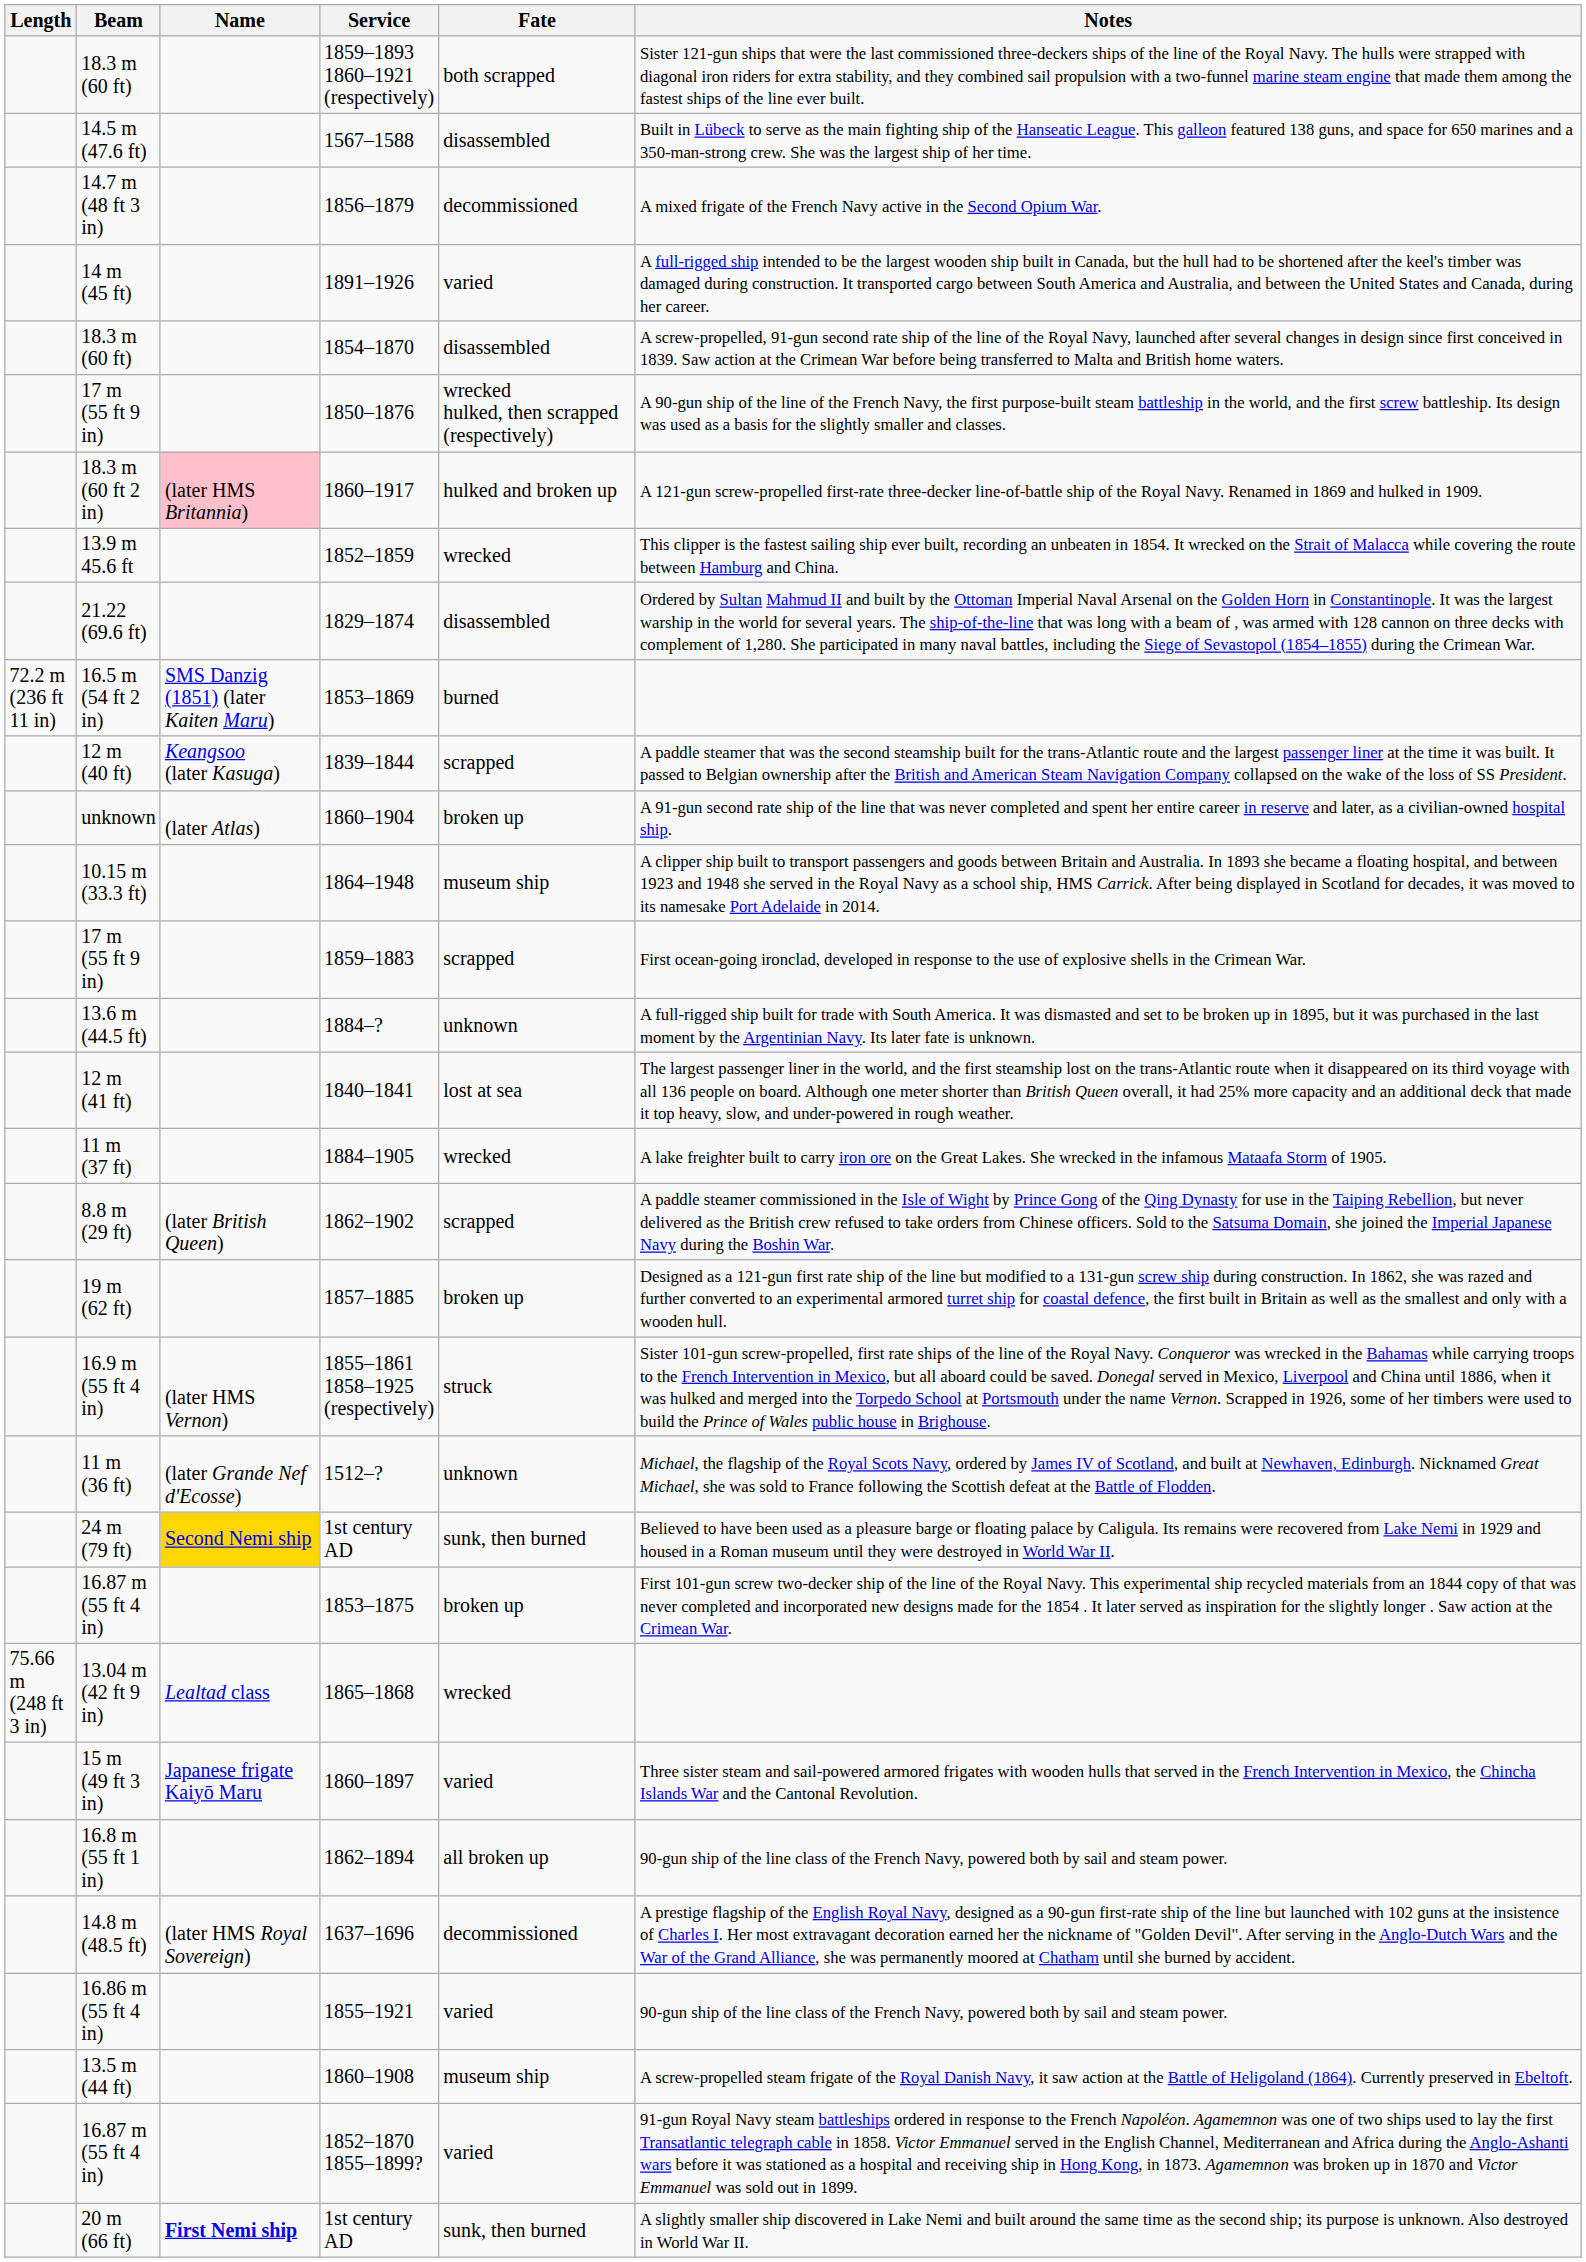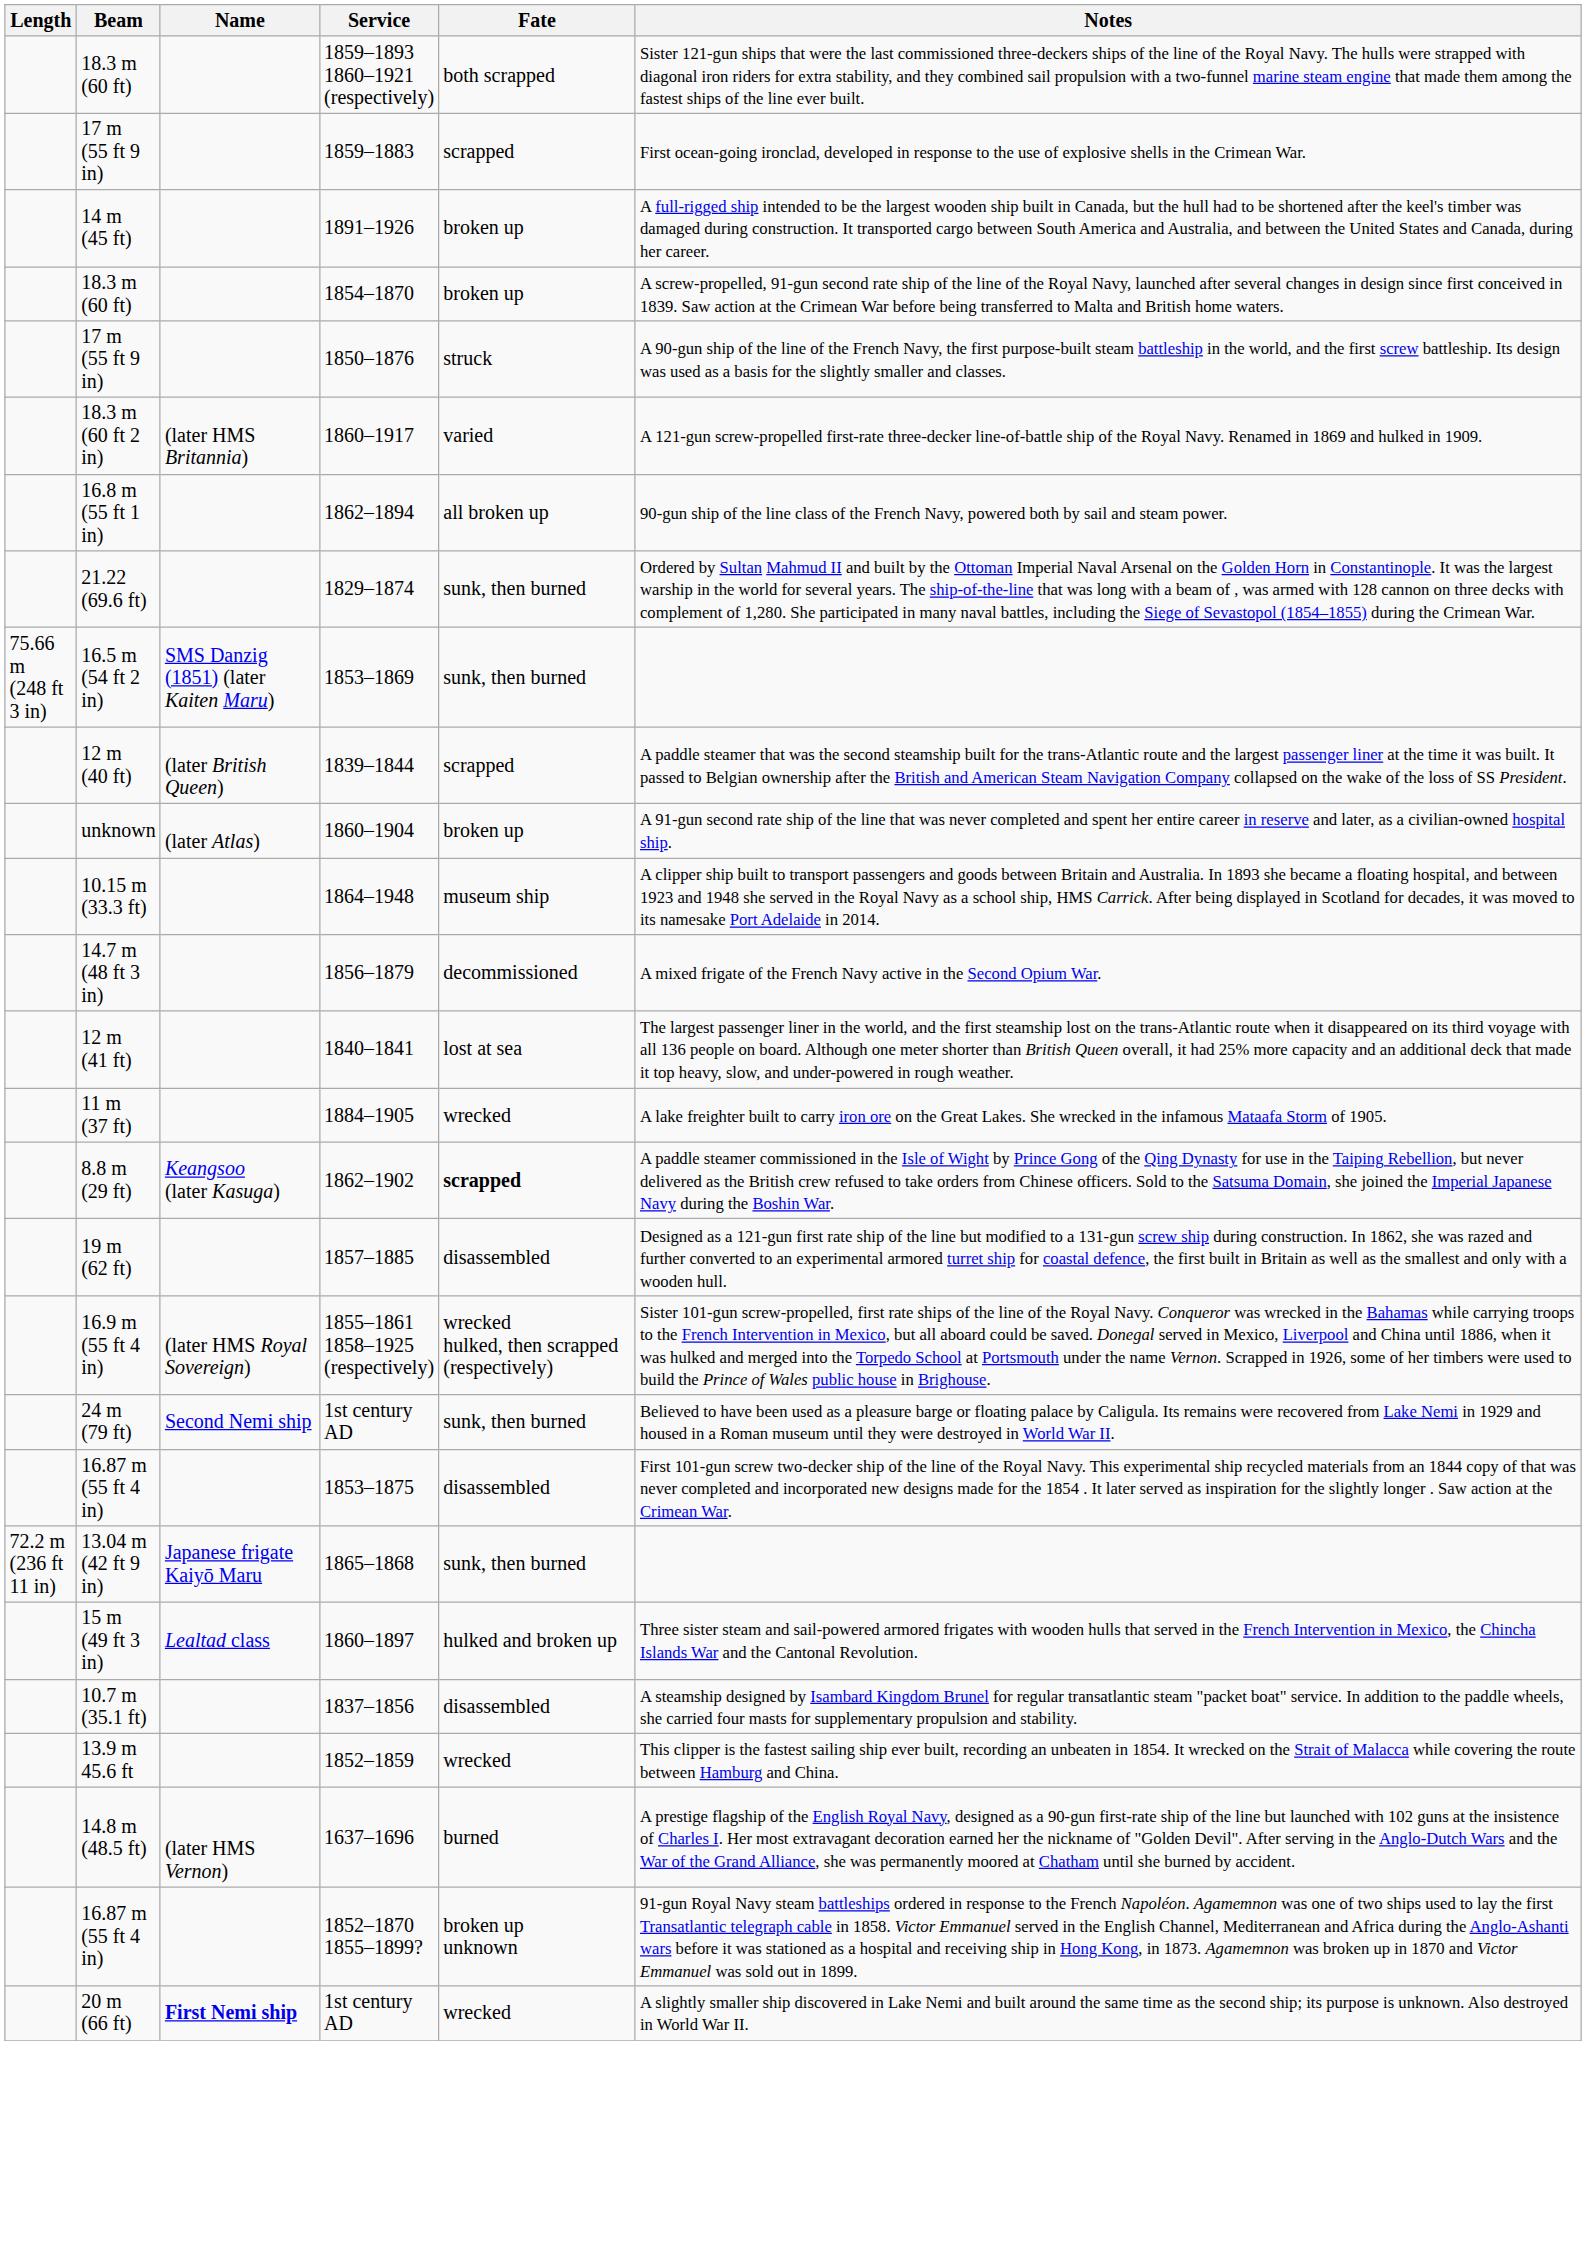- row: (114, 140)
rows swapped: (111, 959) <-> (111, 205)
(468, 282) varied -> (484, 228) broken up
(497, 347) disassembled -> (484, 293) broken up
(531, 413) wrecked hulked, then scrapped (respectively) -> (468, 358) struck
(210, 501) pink background -> (210, 446) no background
(530, 489) hulked and broken up -> (468, 435) varied
rows swapped: (109, 555) <-> (111, 1857)
(497, 620) disassembled -> (515, 589) sunk, then burned
(37, 697) 72.2 m (236 ft 11 in) -> (36, 677) 75.66 m (248 ft 3 in)
(471, 697) burned -> (515, 677) sunk, then burned
(222, 763) Keangsoo (later Kasuga) -> (216, 776) (later British Queen)
- row: (114, 1024)
(216, 1232) (later British Queen) -> (222, 1180) Keangsoo (later Kasuga)
(479, 1221) normal -> (482, 1180) bold
(484, 1298) broken up -> (497, 1257) disassembled
(210, 1408) (later HMS Vernon) -> (236, 1356) (later HMS Royal Sovereign)
(468, 1385) struck -> (531, 1345) wrecked hulked, then scrapped (respectively)
- row: (106, 1473)
(238, 1539) gold background -> (238, 1421) no background
(484, 1604) broken up -> (497, 1487) disassembled
(36, 1692) 75.66 m (248 ft 3 in) -> (37, 1563) 72.2 m (236 ft 11 in)
(217, 1692) Lealtad class -> (229, 1563) Japanese frigate Kaiyō Maru
(477, 1692) wrecked -> (515, 1563) sunk, then burned
(229, 1780) Japanese frigate Kaiyō Maru -> (217, 1640) Lealtad class
(468, 1780) varied -> (530, 1640) hulked and broken up
+ row: (114, 1706)
(236, 1945) (later HMS Royal Sovereign) -> (210, 1859) (later HMS Vernon)
(510, 1934) decommissioned -> (471, 1837) burned
- row: (114, 2010)
- row: (109, 2076)
(468, 2153) varied -> (484, 1936) broken up unknown
(515, 2229) sunk, then burned -> (477, 2013) wrecked
